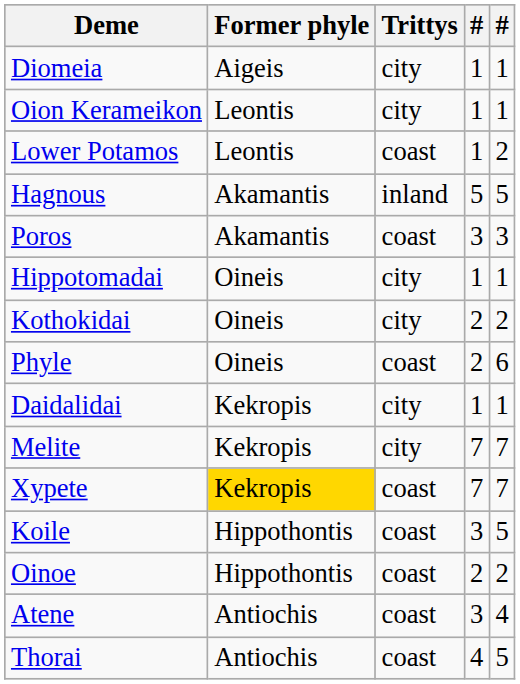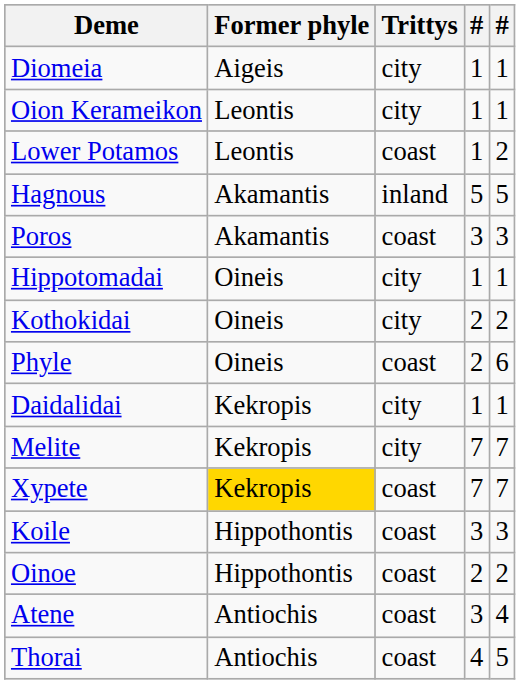(502, 531) 5 -> (502, 531) 3
